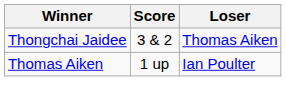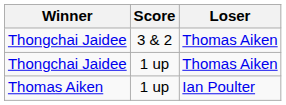+ row: (67, 64)
